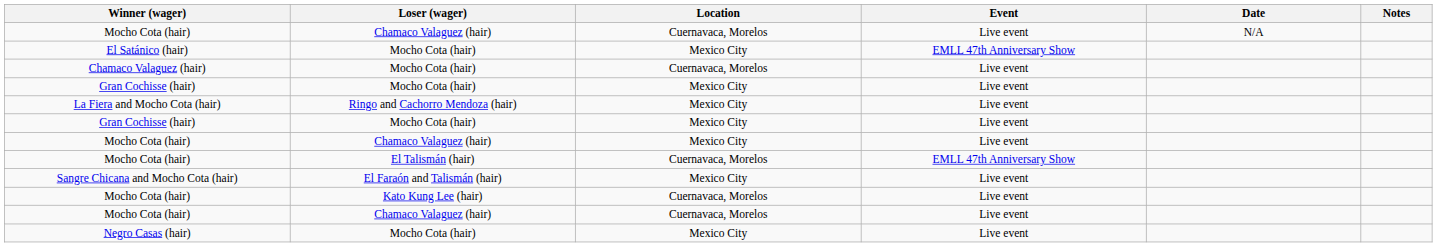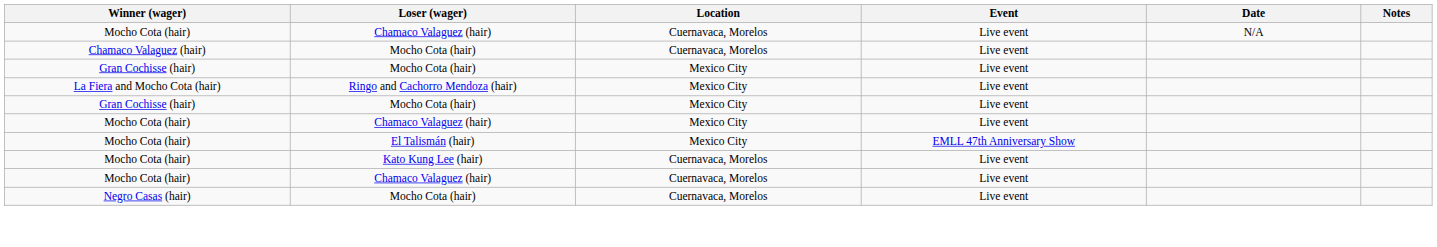- row: (147, 50)
(718, 159) Cuernavaca, Morelos -> (718, 141) Mexico City
- row: (147, 178)
(718, 232) Mexico City -> (718, 196) Cuernavaca, Morelos
